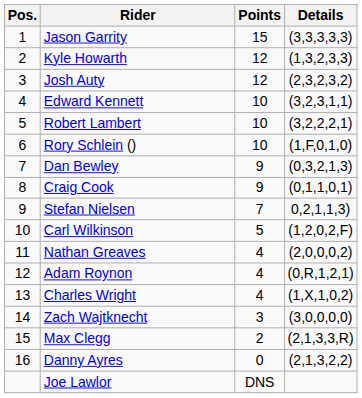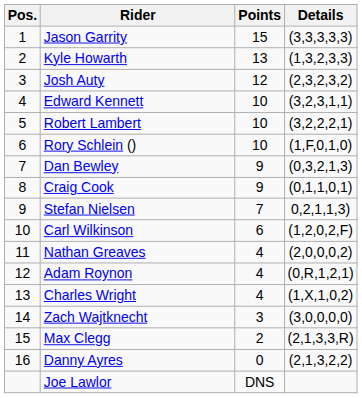(260, 58) 12 -> (260, 58) 13
(260, 231) 5 -> (260, 231) 6
